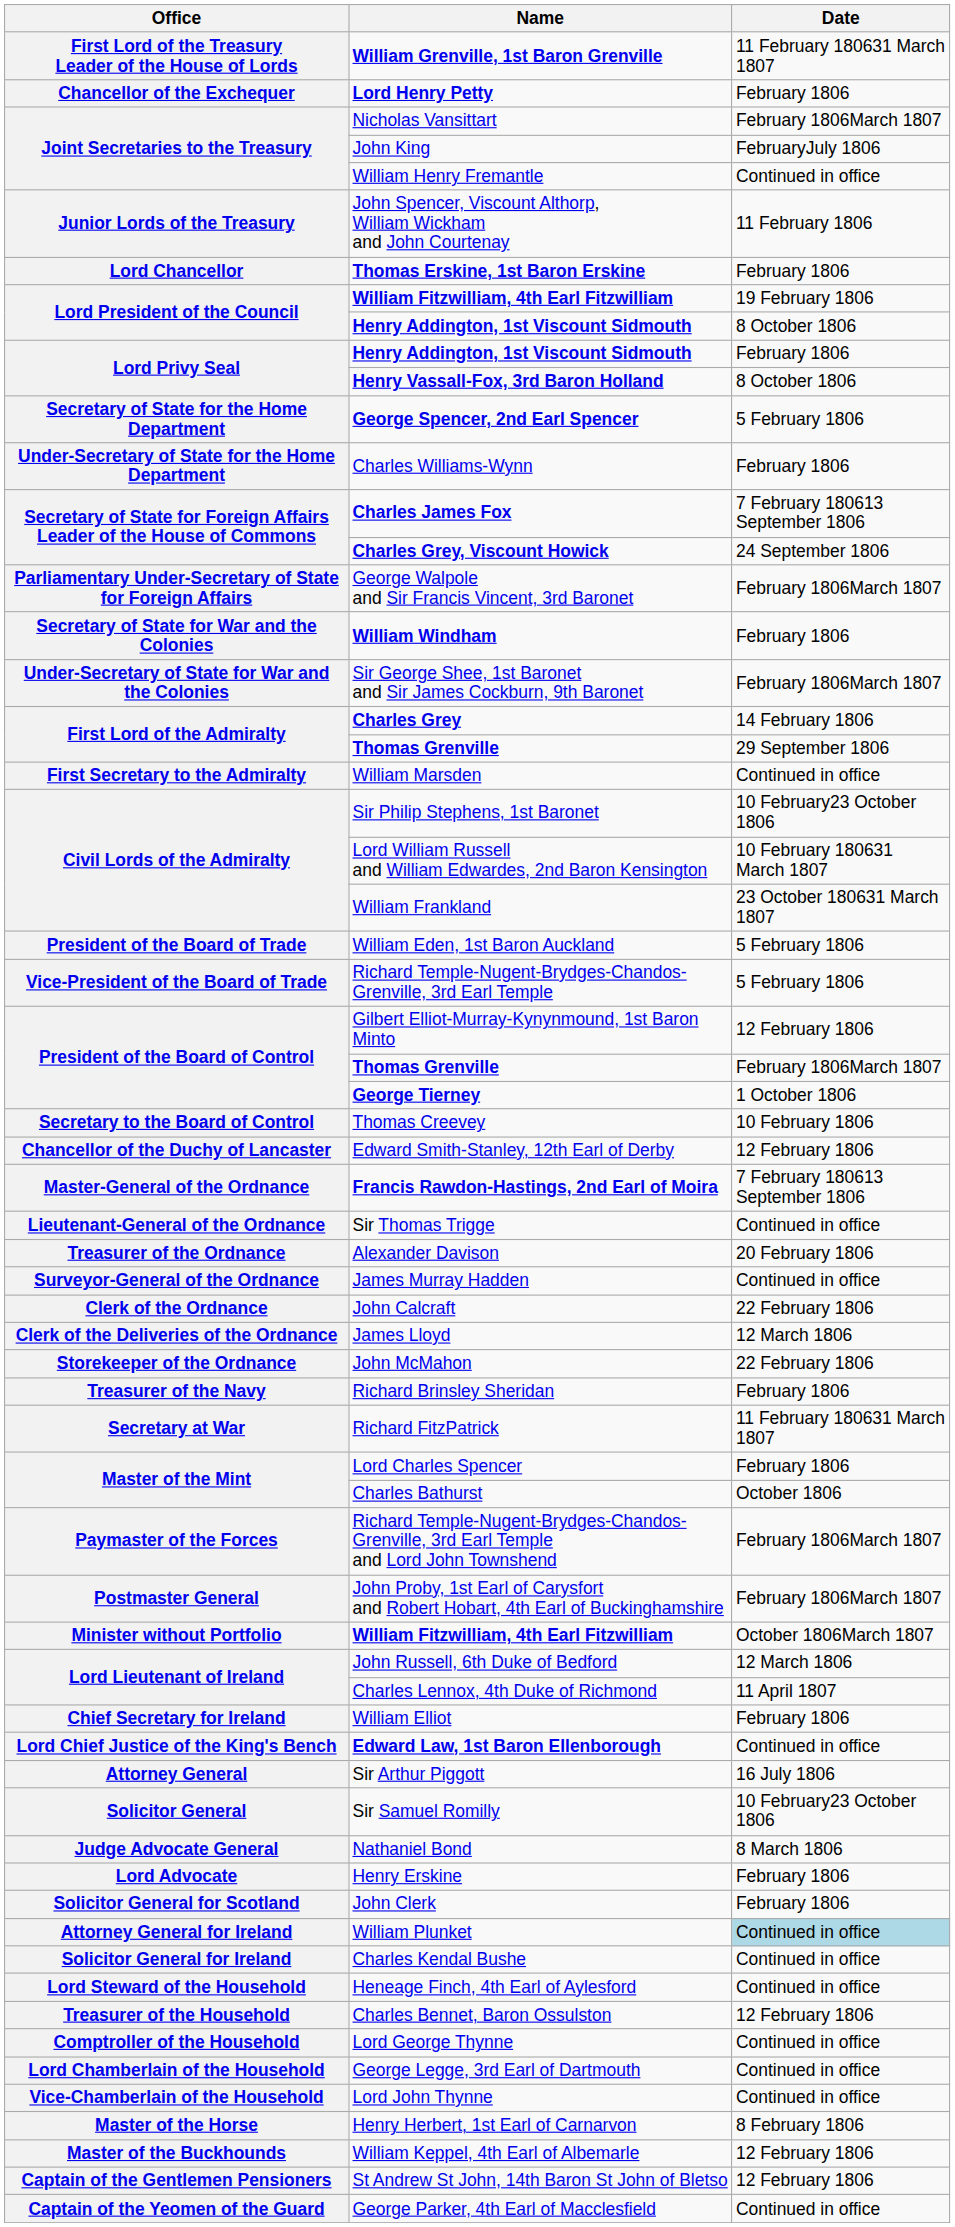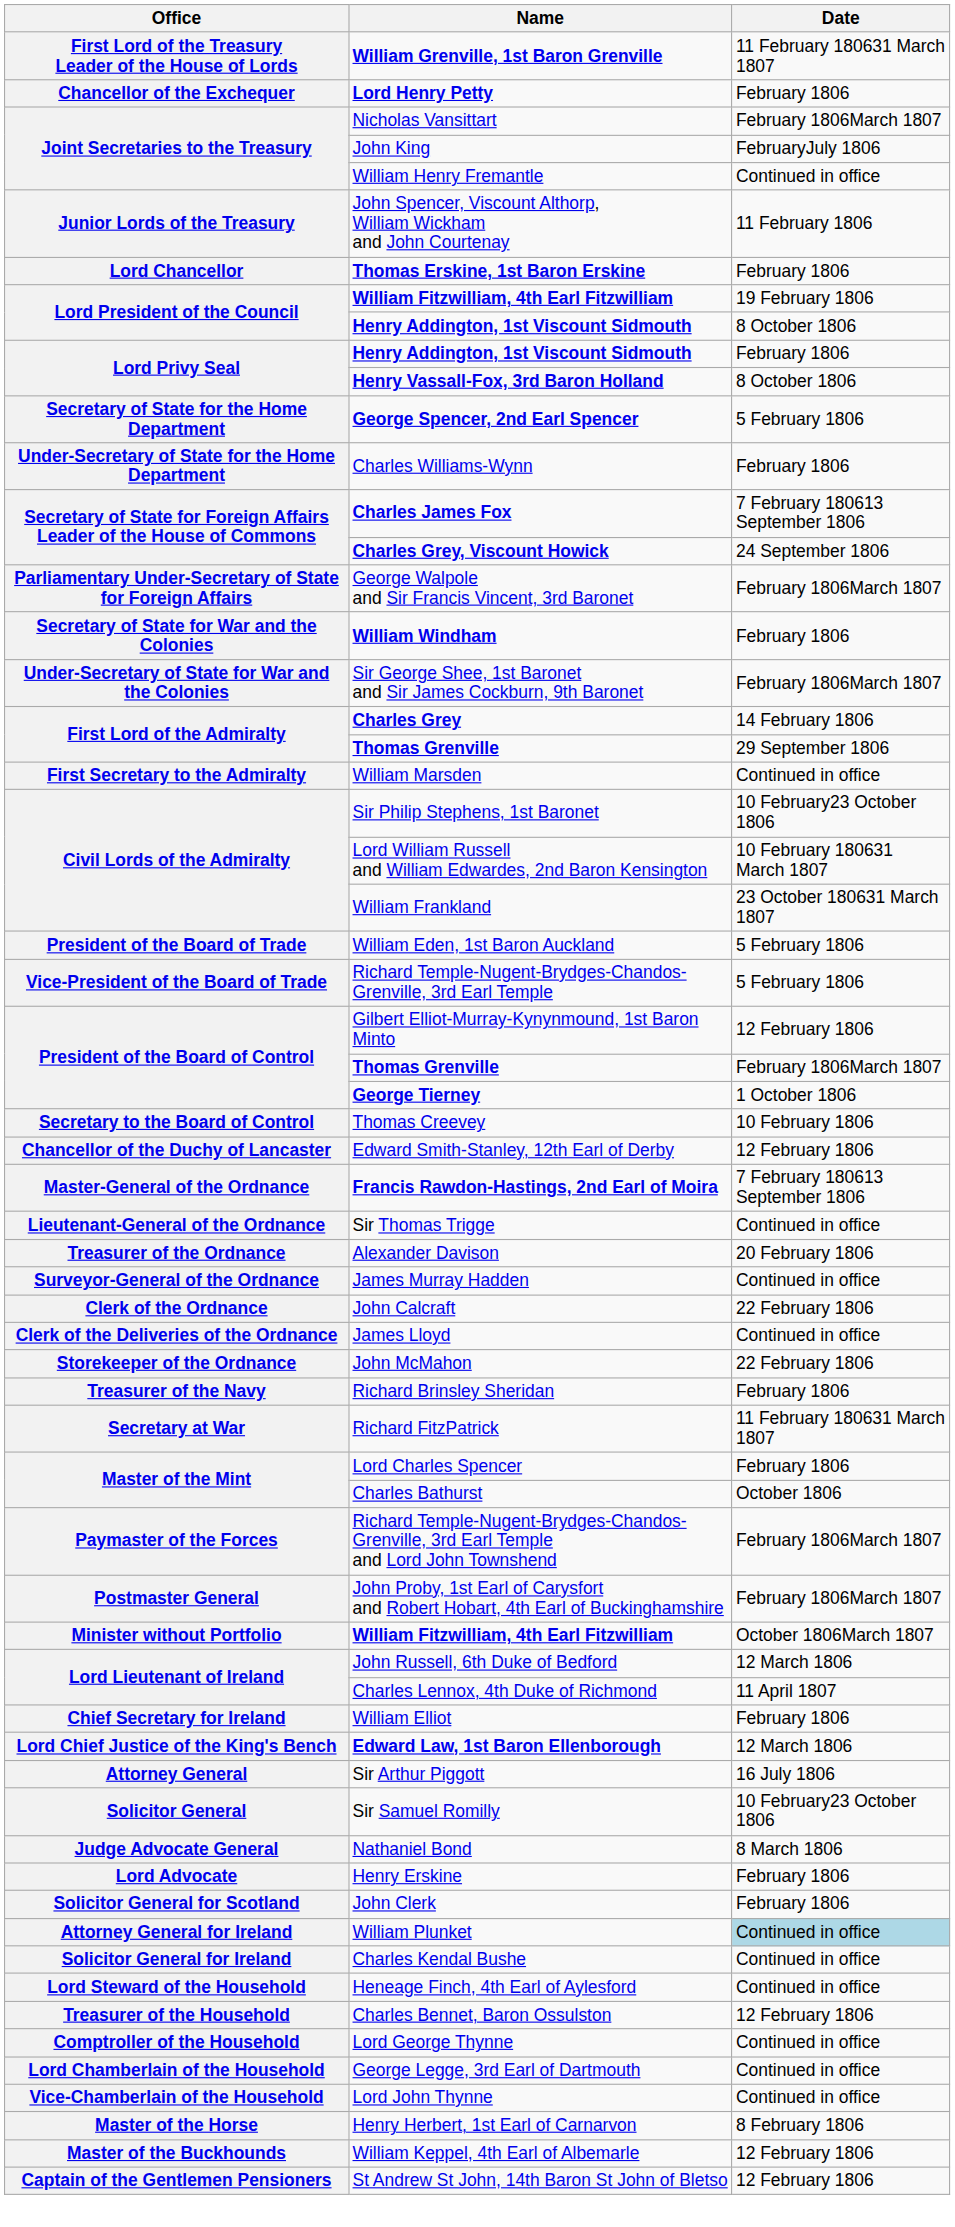(794, 1336) 12 March 1806 -> (808, 1336) Continued in office
(808, 1746) Continued in office -> (794, 1746) 12 March 1806
- row: (177, 2208)
